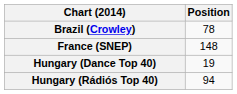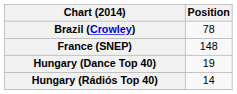(209, 81) 94 -> (209, 81) 14
